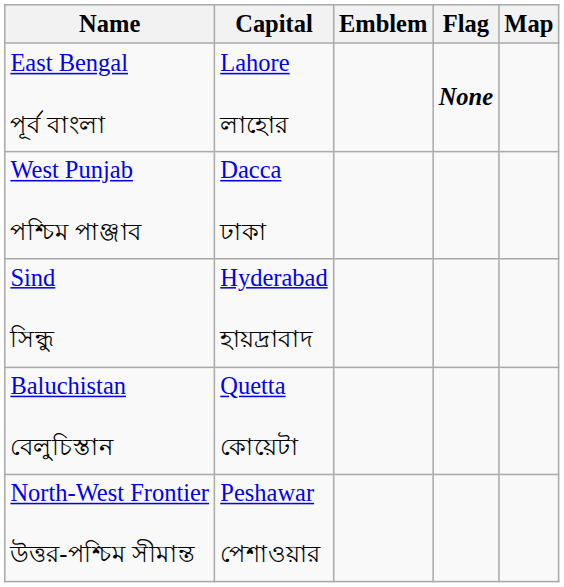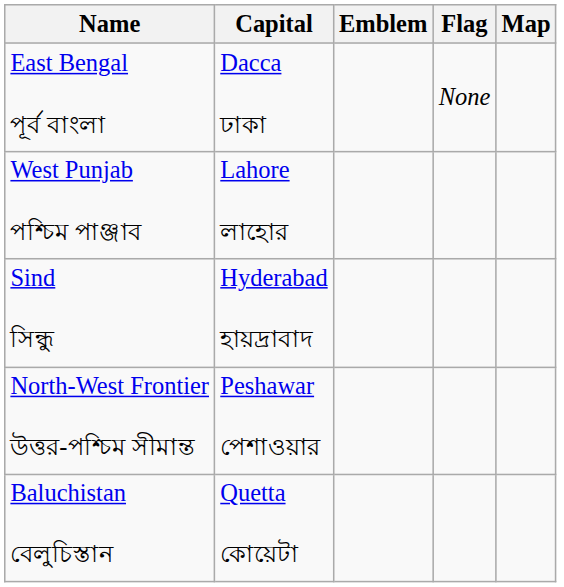(255, 93) Lahore লাহোর -> (251, 93) Dacca ঢাকা
(466, 97) bold -> (464, 97) normal
(251, 201) Dacca ঢাকা -> (255, 201) Lahore লাহোর
rows swapped: (110, 524) <-> (68, 416)
